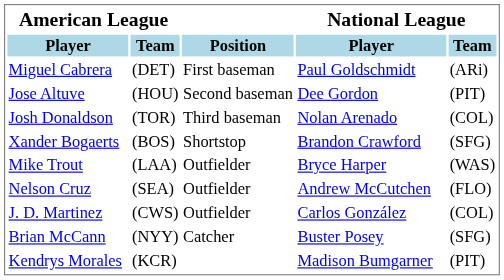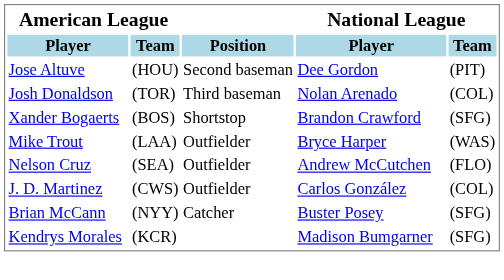- row: (60, 69)
(467, 260) (PIT) -> (470, 237) (SFG)
